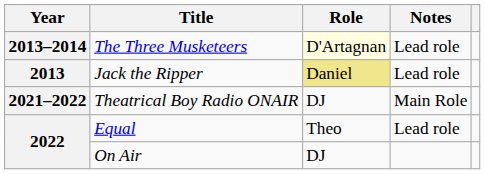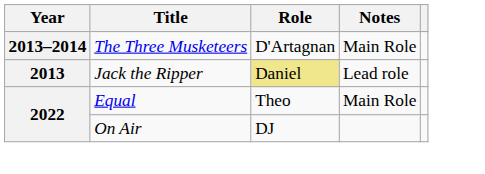(346, 45) lightyellow background -> (295, 45) no background
(427, 45) Lead role -> (380, 45) Main Role
- row: (196, 100)
(427, 127) Lead role -> (380, 100) Main Role
